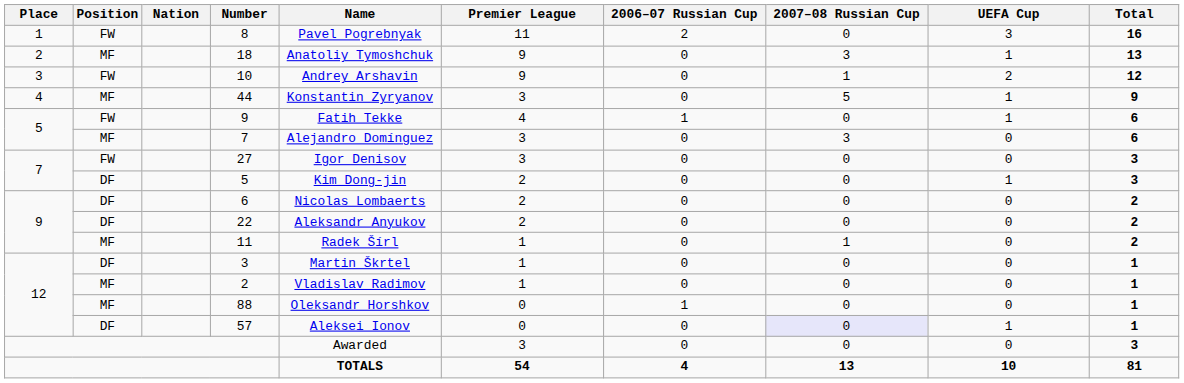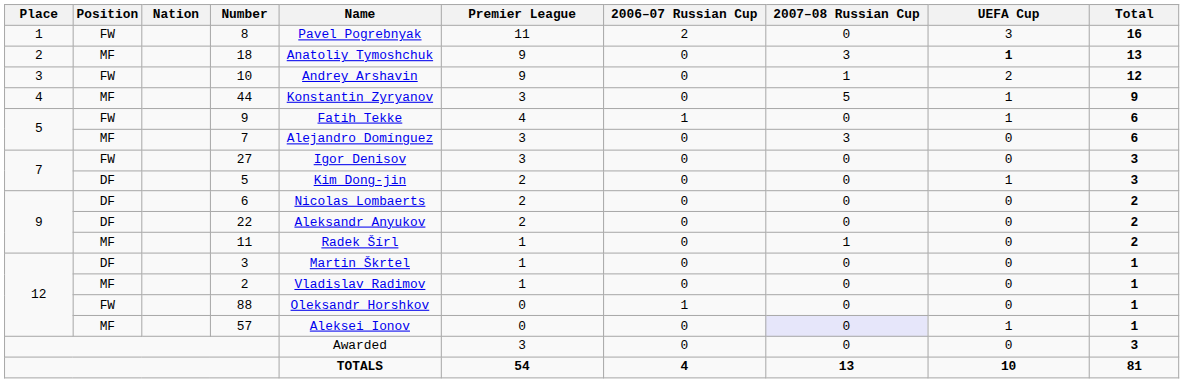(1009, 57) normal -> (1009, 57) bold
(107, 306) MF -> (107, 306) FW
(107, 326) DF -> (107, 326) MF
